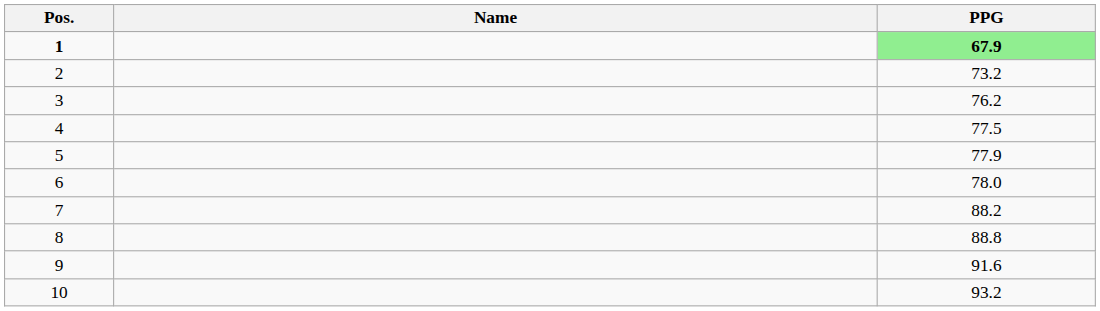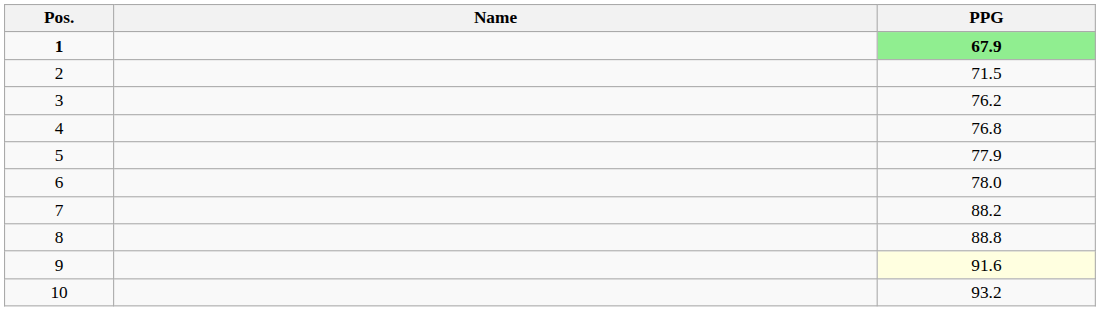(986, 73) 73.2 -> (986, 73) 71.5
(986, 127) 77.5 -> (986, 127) 76.8
(986, 264) no background -> (986, 264) lightyellow background
